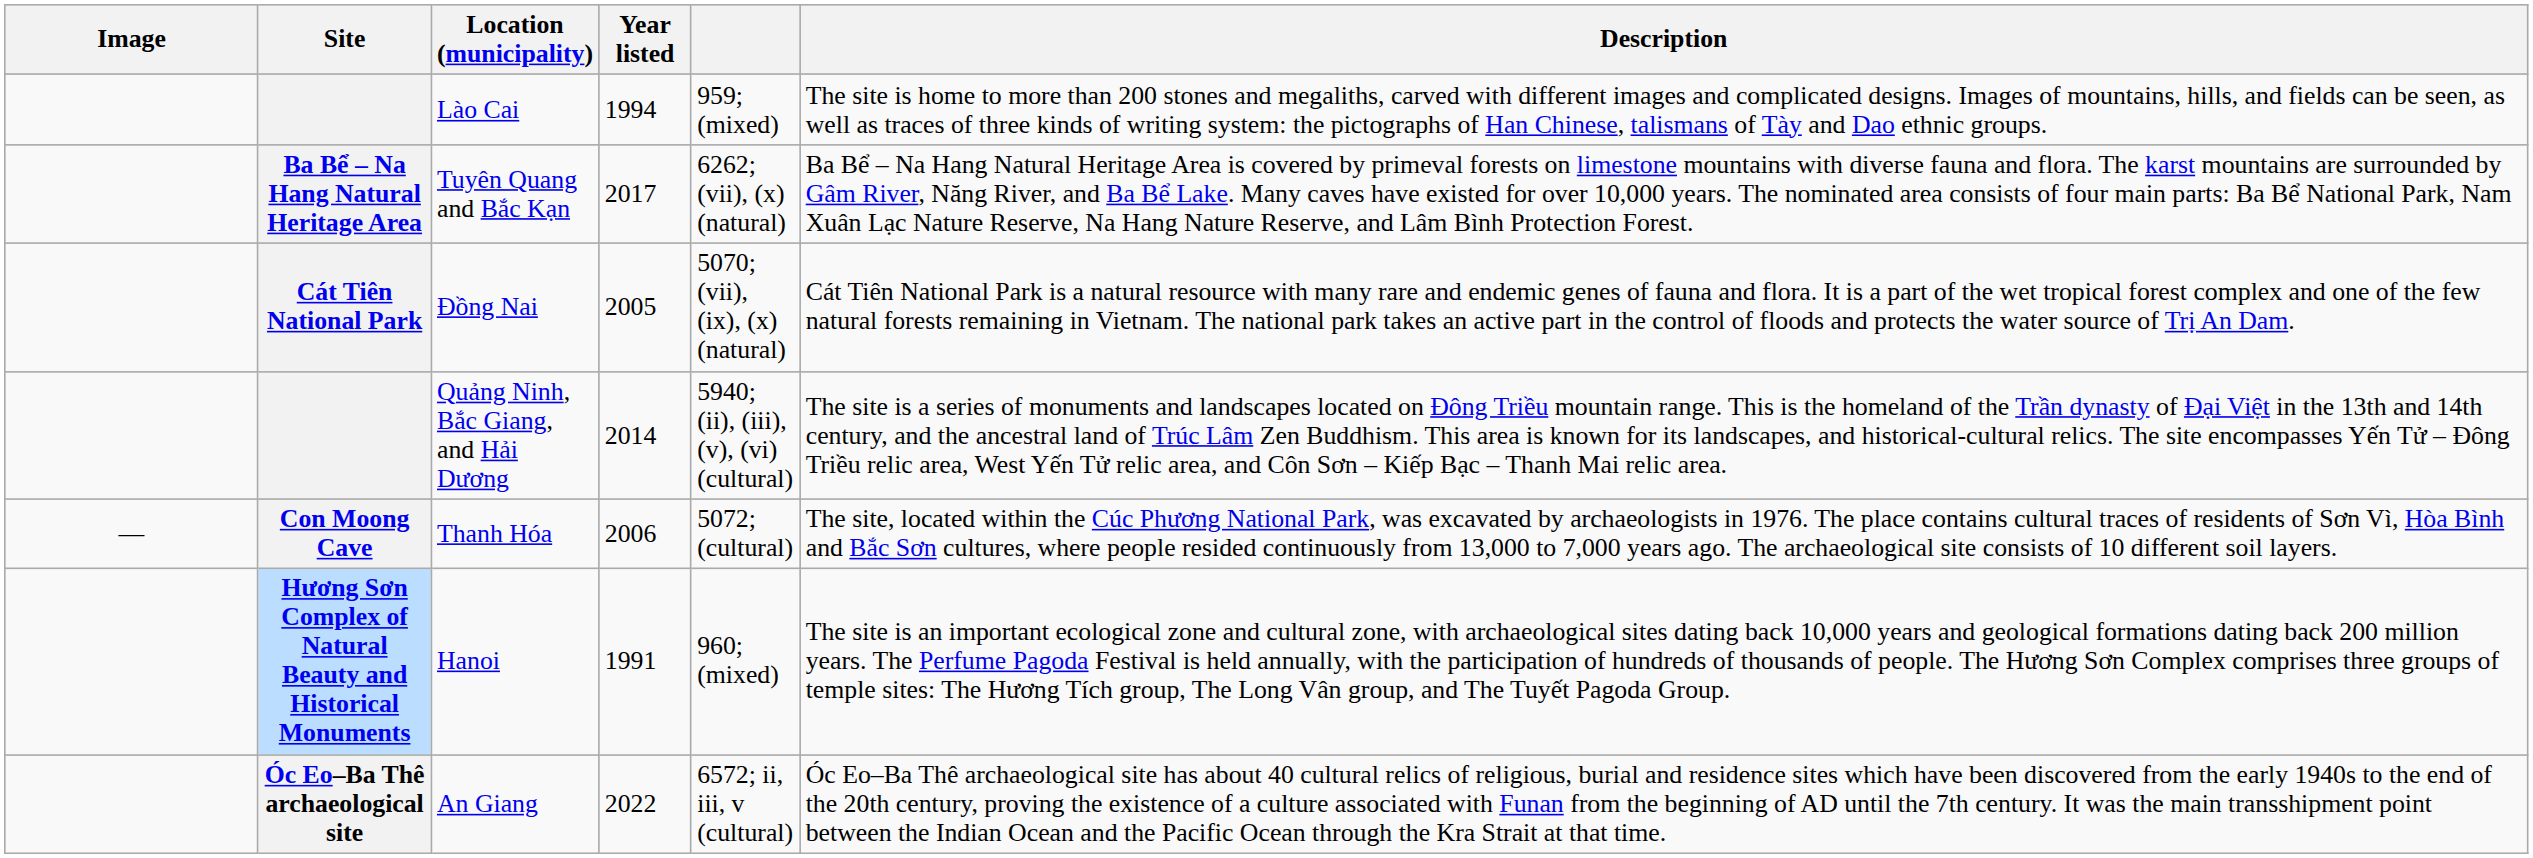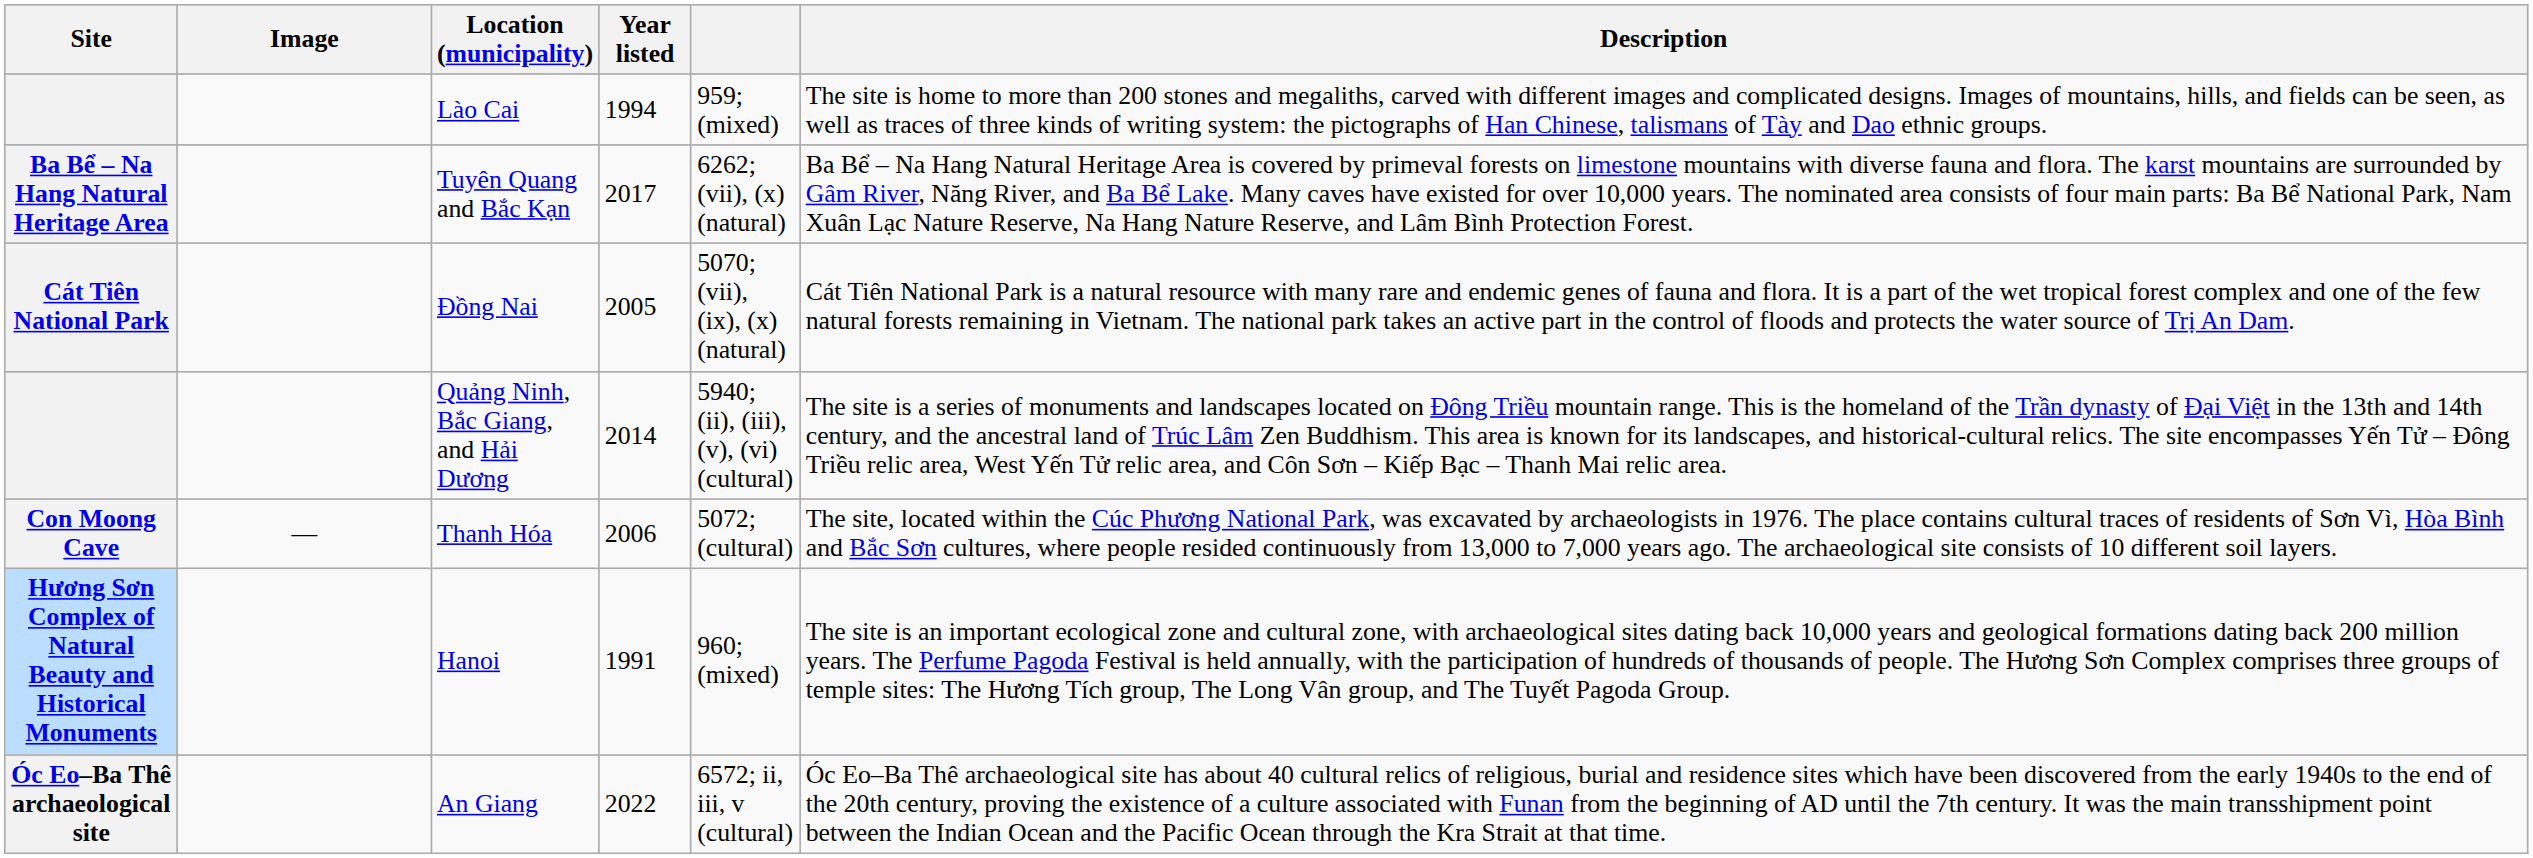columns swapped: (345, 39) <-> (131, 39)
